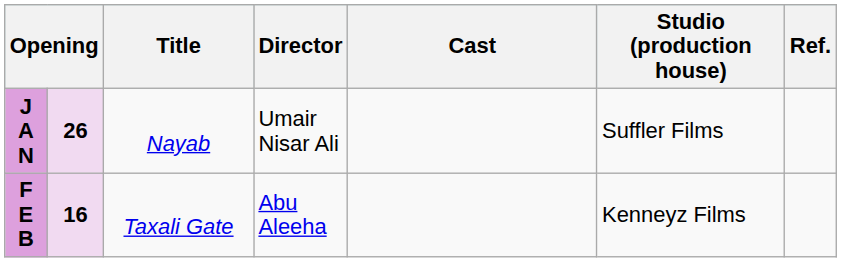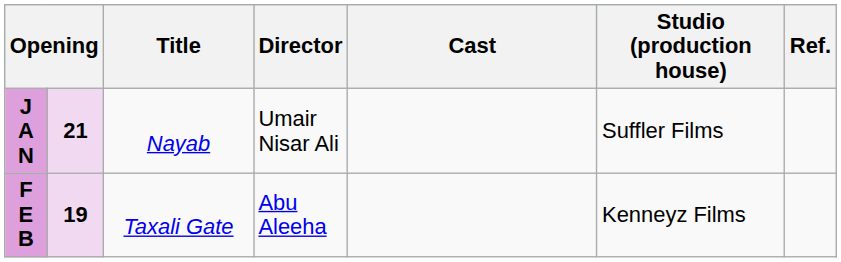(75, 130) 26 -> (75, 130) 21
(75, 214) 16 -> (75, 214) 19
